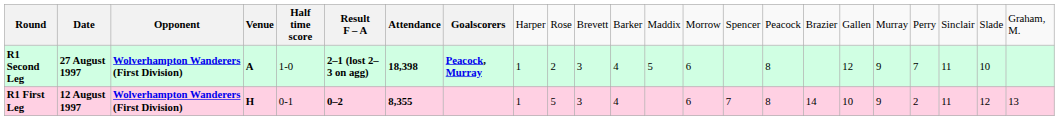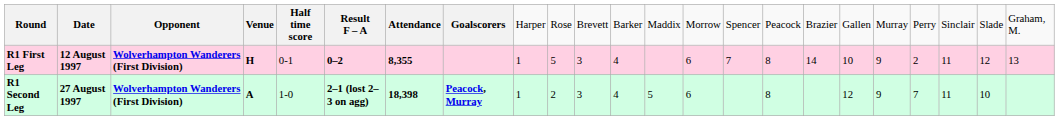rows swapped: (26, 101) <-> (23, 66)
